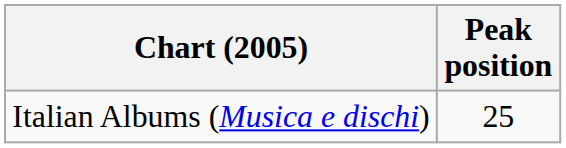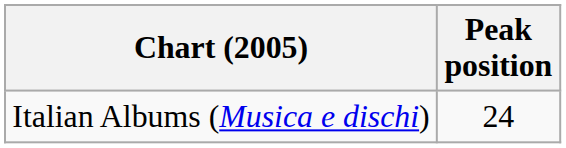(498, 116) 25 -> (498, 116) 24
